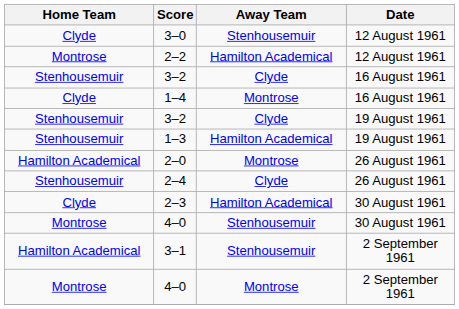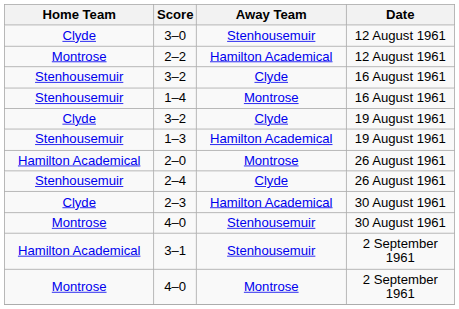(79, 98) Clyde -> (79, 98) Stenhousemuir
(79, 118) Stenhousemuir -> (79, 118) Clyde
